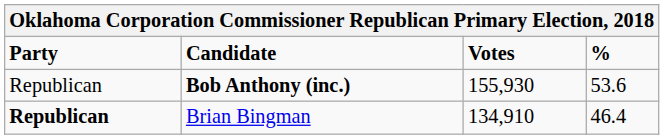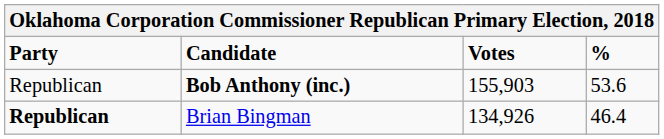(501, 85) 155,930 -> (501, 85) 155,903
(501, 117) 134,910 -> (501, 117) 134,926
